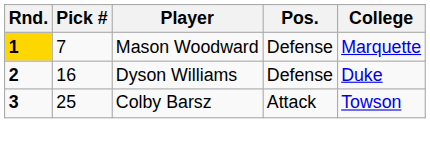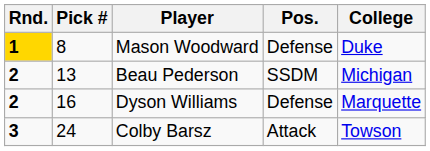(61, 46) 7 -> (61, 46) 8
(381, 46) Marquette -> (362, 46) Duke
+ row: (177, 74)
(362, 74) Duke -> (381, 103) Marquette
(66, 103) 25 -> (66, 131) 24
